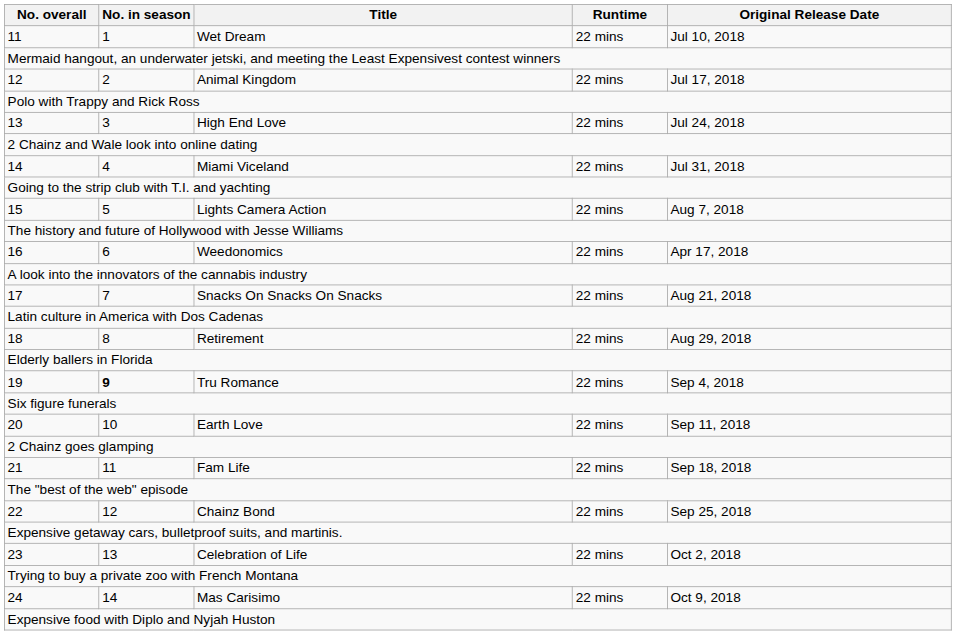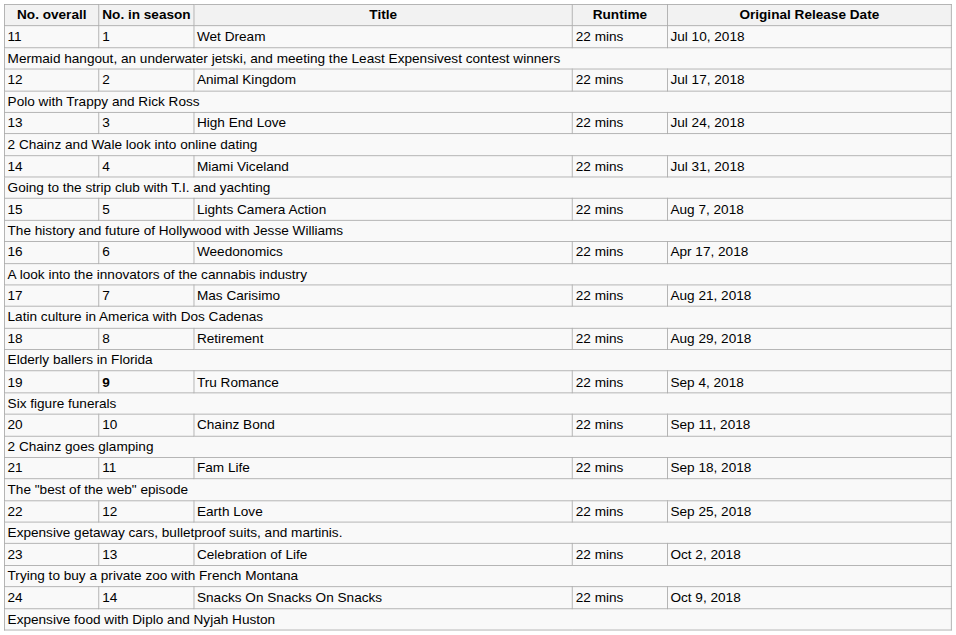(290, 295) Snacks On Snacks On Snacks -> (239, 295) Mas Carisimo
(230, 425) Earth Love -> (236, 425) Chainz Bond
(236, 511) Chainz Bond -> (230, 511) Earth Love
(239, 597) Mas Carisimo -> (290, 597) Snacks On Snacks On Snacks
